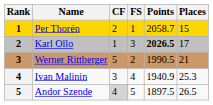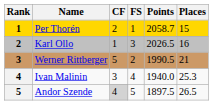(160, 44) bold -> (160, 44) normal
(184, 44) 17 -> (184, 44) 16
(160, 76) 1940.9 -> (160, 76) 1940.0
